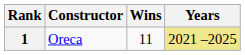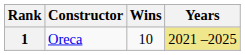(146, 38) 11 -> (146, 38) 10
